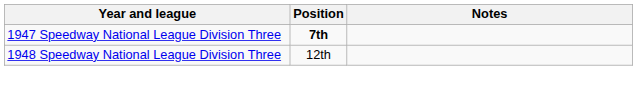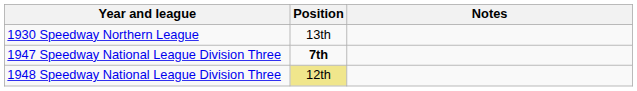+ row: (103, 34)
(318, 55) no background -> (318, 75) khaki background
